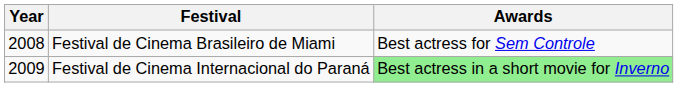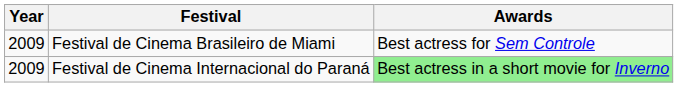(26, 43) 2008 -> (26, 43) 2009
